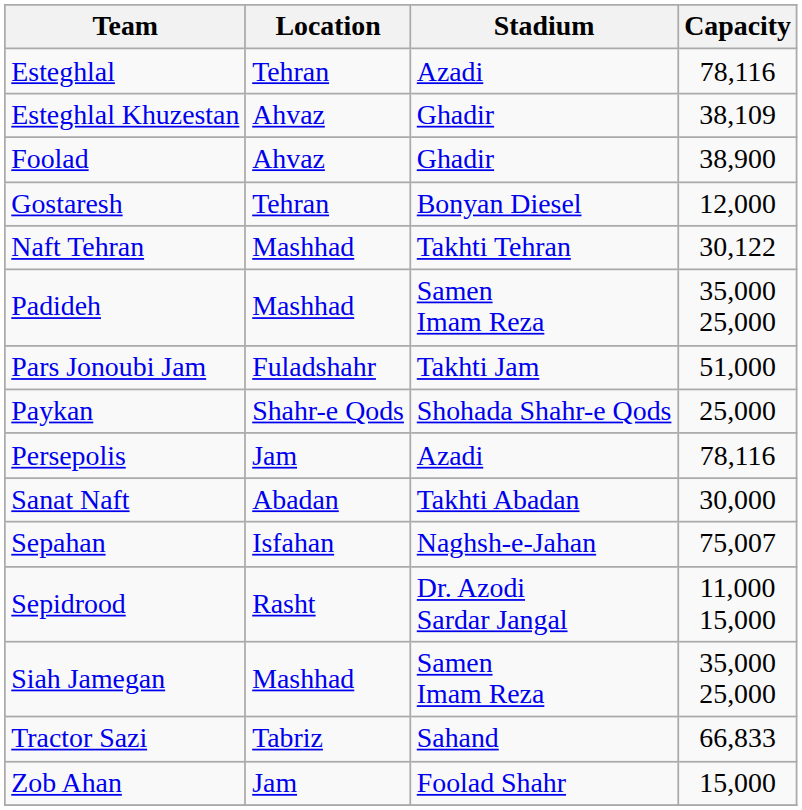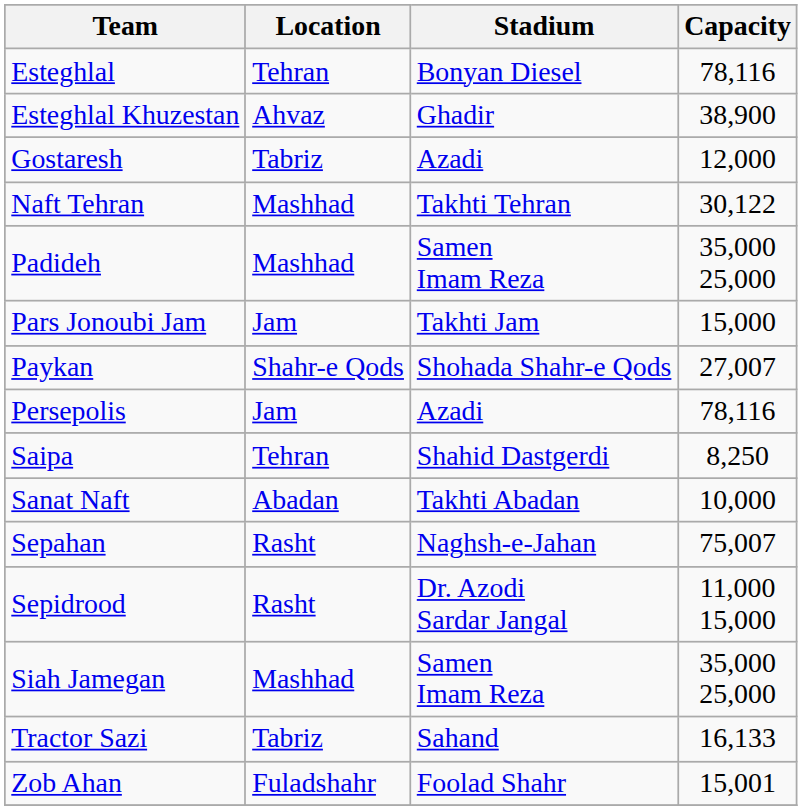(450, 70) Azadi -> (499, 70) Bonyan Diesel
(738, 114) 38,109 -> (738, 114) 38,900
- row: (50, 159)
(291, 203) Tehran -> (288, 159) Tabriz
(499, 203) Bonyan Diesel -> (450, 159) Azadi
(314, 366) Fuladshahr -> (275, 322) Jam
(738, 366) 51,000 -> (738, 322) 15,000
(738, 411) 25,000 -> (738, 366) 27,007
+ row: (42, 455)
(738, 499) 30,000 -> (738, 499) 10,000
(293, 543) Isfahan -> (284, 543) Rasht
(738, 738) 66,833 -> (738, 738) 16,133
(275, 782) Jam -> (314, 782) Fuladshahr
(738, 782) 15,000 -> (738, 782) 15,001
